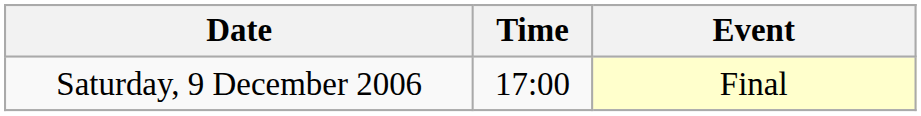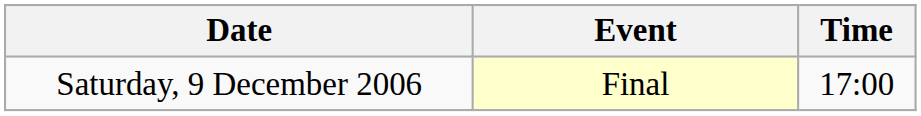columns swapped: (533, 30) <-> (754, 30)
